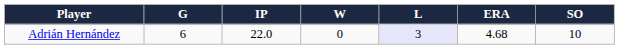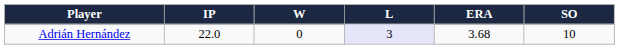- column: (183, 14)
(497, 34) 4.68 -> (479, 34) 3.68
